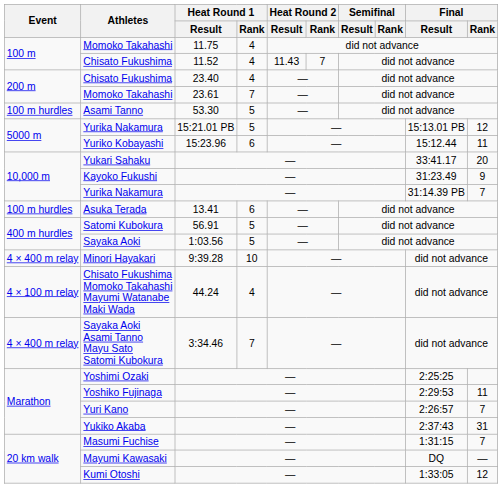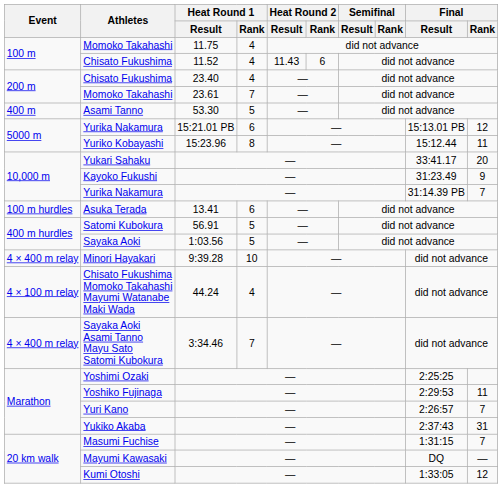(322, 62) 7 -> (322, 62) 6
(40, 111) 100 m hurdles -> (21, 111) 400 m
(252, 128) 5 -> (252, 128) 6
(252, 144) 6 -> (252, 144) 8
